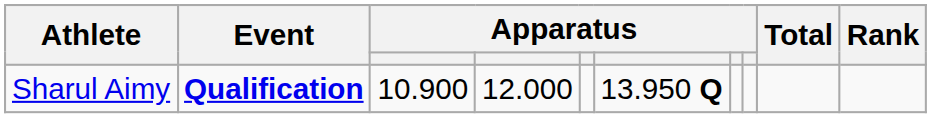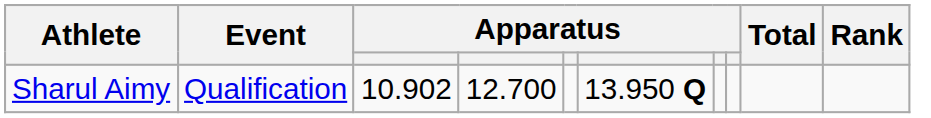(274, 89) bold -> (266, 89) normal
(423, 89) 10.900 -> (406, 89) 10.902
(527, 89) 12.000 -> (511, 89) 12.700
